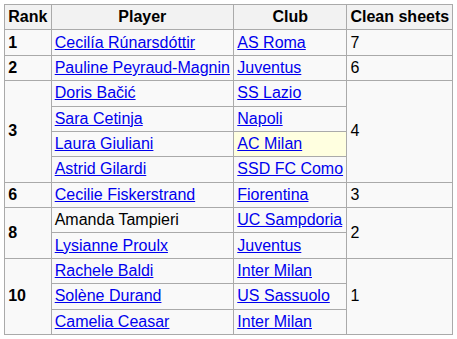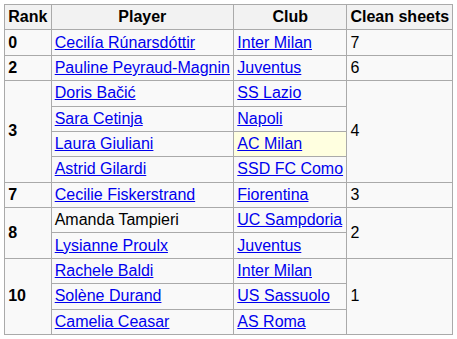(13, 42) 1 -> (13, 42) 0
(272, 42) AS Roma -> (275, 42) Inter Milan
(13, 194) 6 -> (13, 194) 7
(275, 321) Inter Milan -> (272, 321) AS Roma
